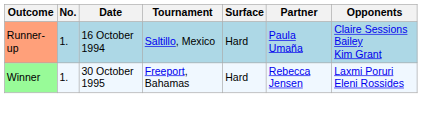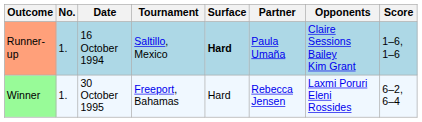+ column: (399, 12)
(237, 41) normal -> (220, 48) bold
